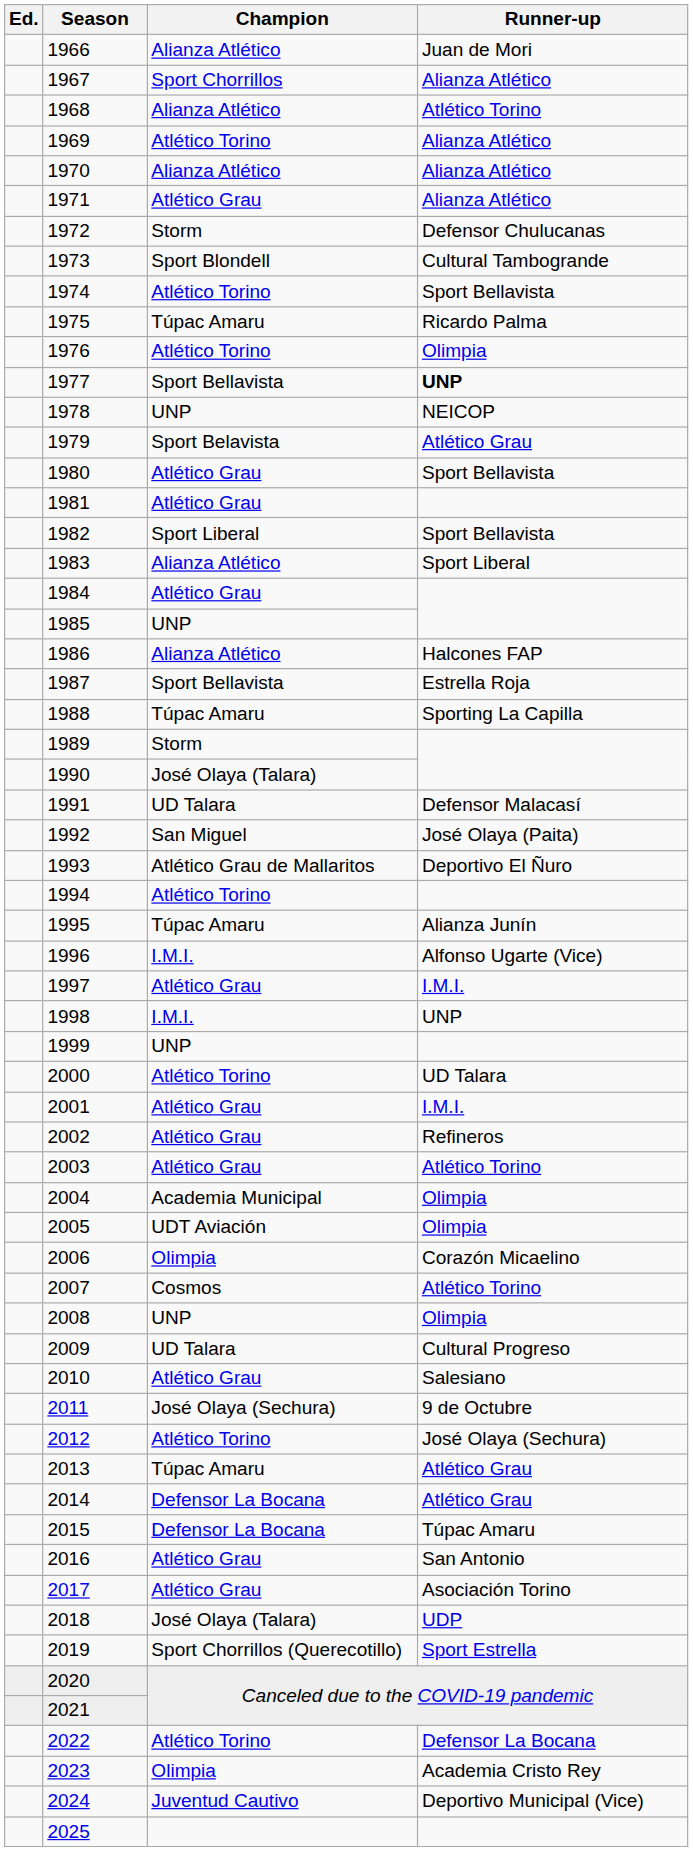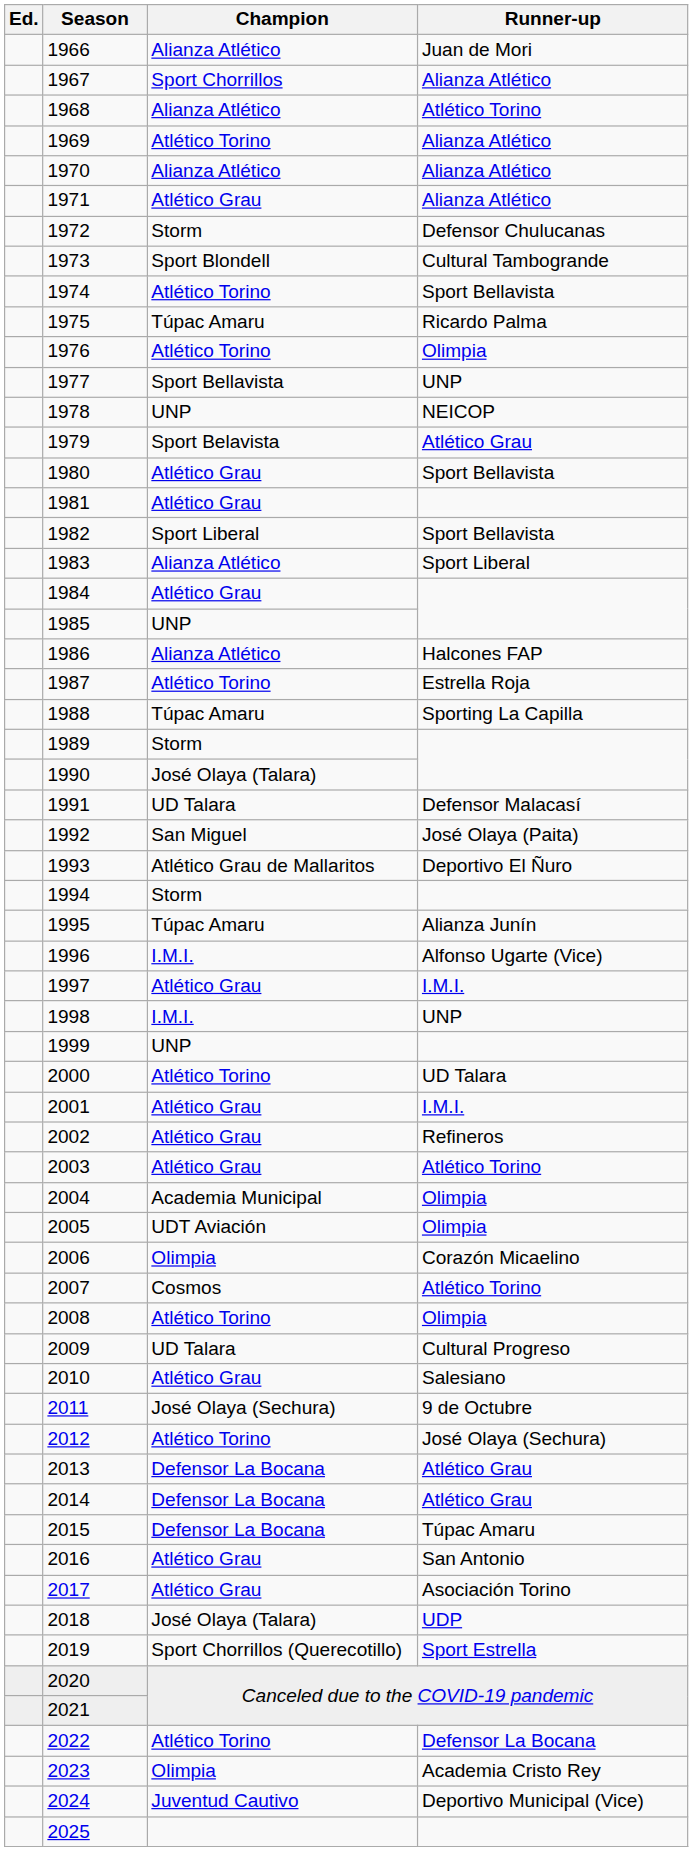(442, 381) bold -> (442, 381) normal
(218, 683) Sport Bellavista -> (211, 683) Atlético Torino
(211, 895) Atlético Torino -> (177, 895) Storm
(171, 1318) UNP -> (211, 1318) Atlético Torino
(208, 1469) Túpac Amaru -> (238, 1469) Defensor La Bocana
